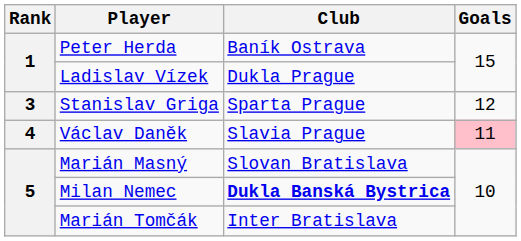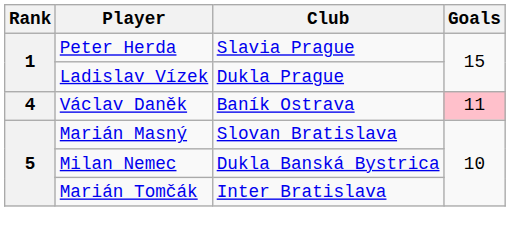(296, 48) Baník Ostrava -> (286, 48) Slavia Prague
- row: (139, 106)
(296, 134) Slavia Prague -> (286, 106) Baník Ostrava
(339, 192) bold -> (328, 163) normal
